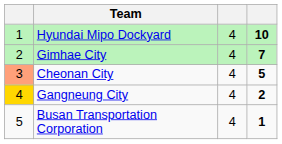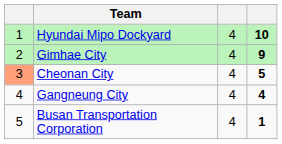(262, 54) 7 -> (262, 54) 9
(19, 94) gold background -> (19, 94) no background
(262, 94) 2 -> (262, 94) 4
